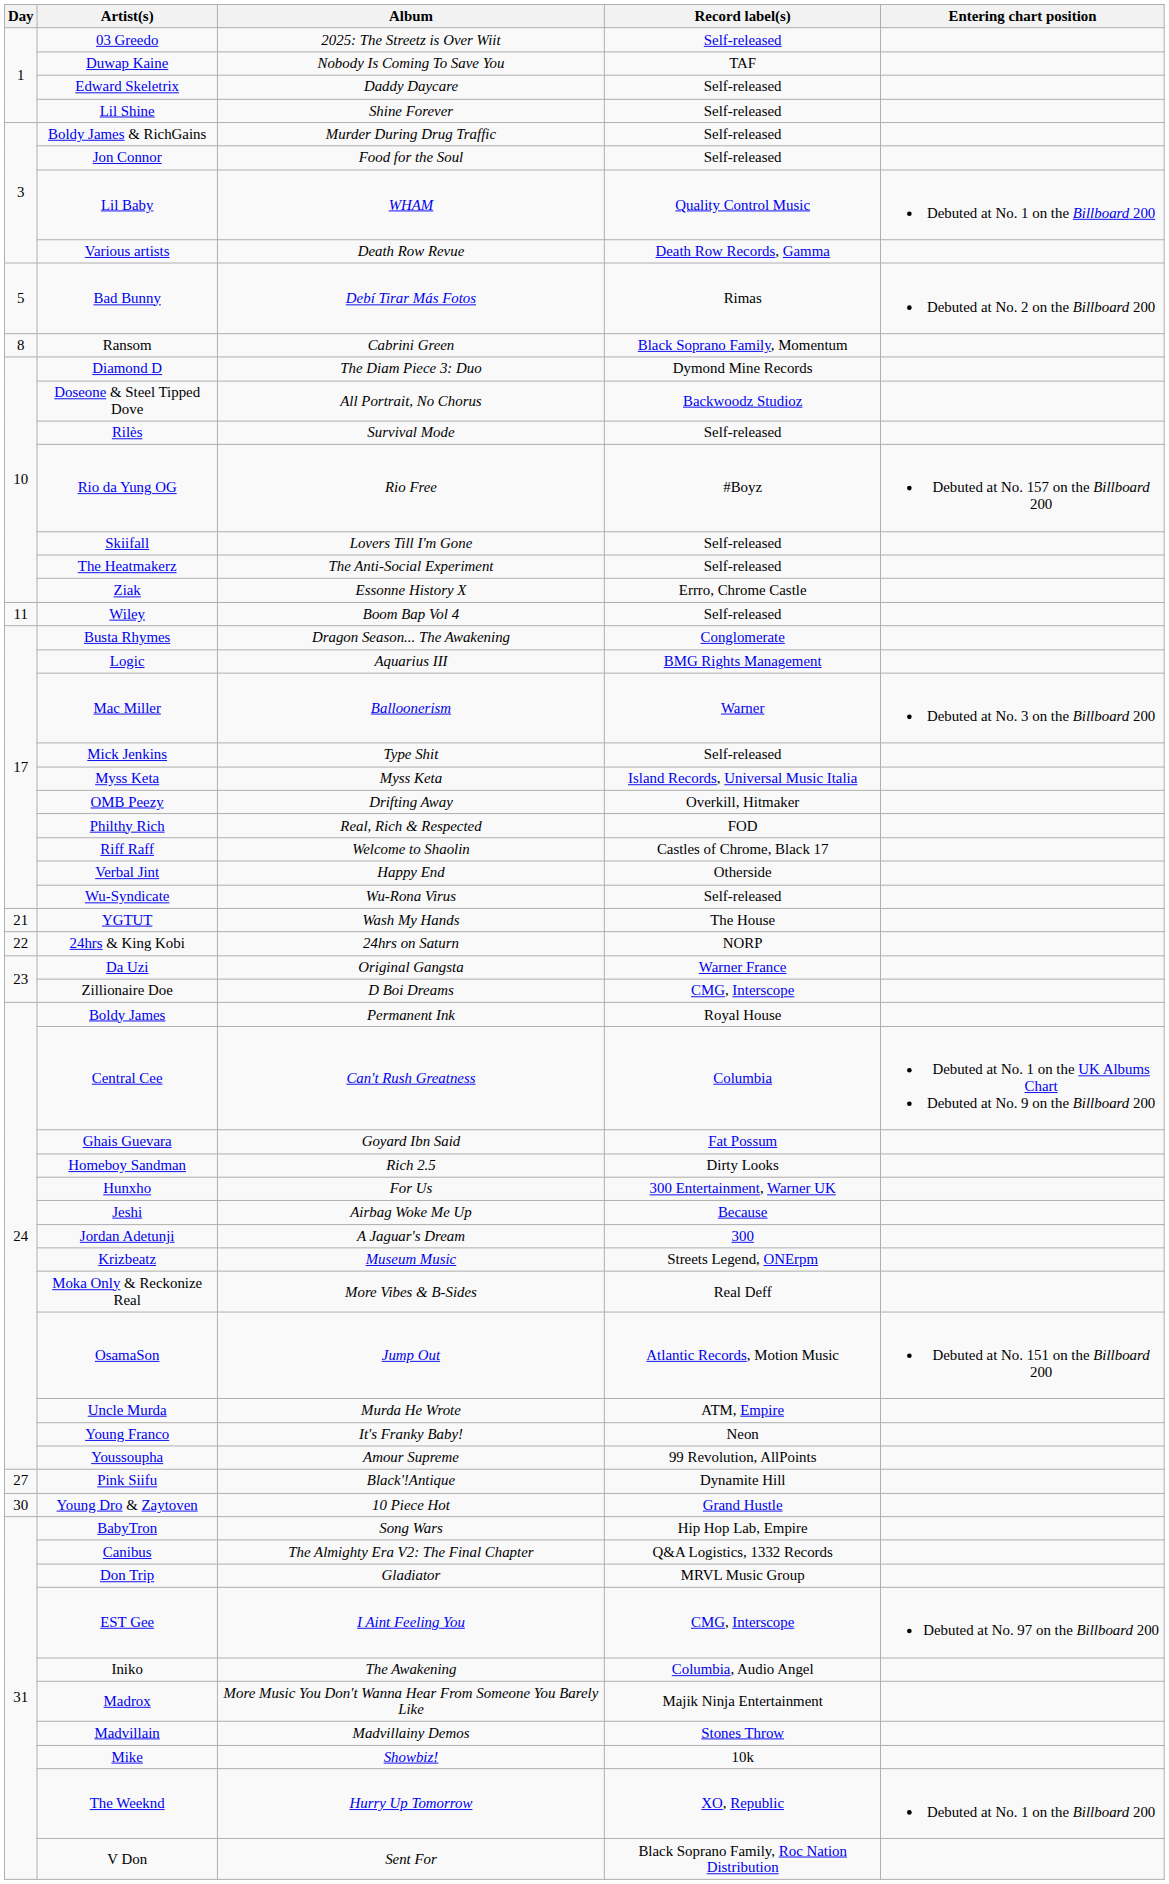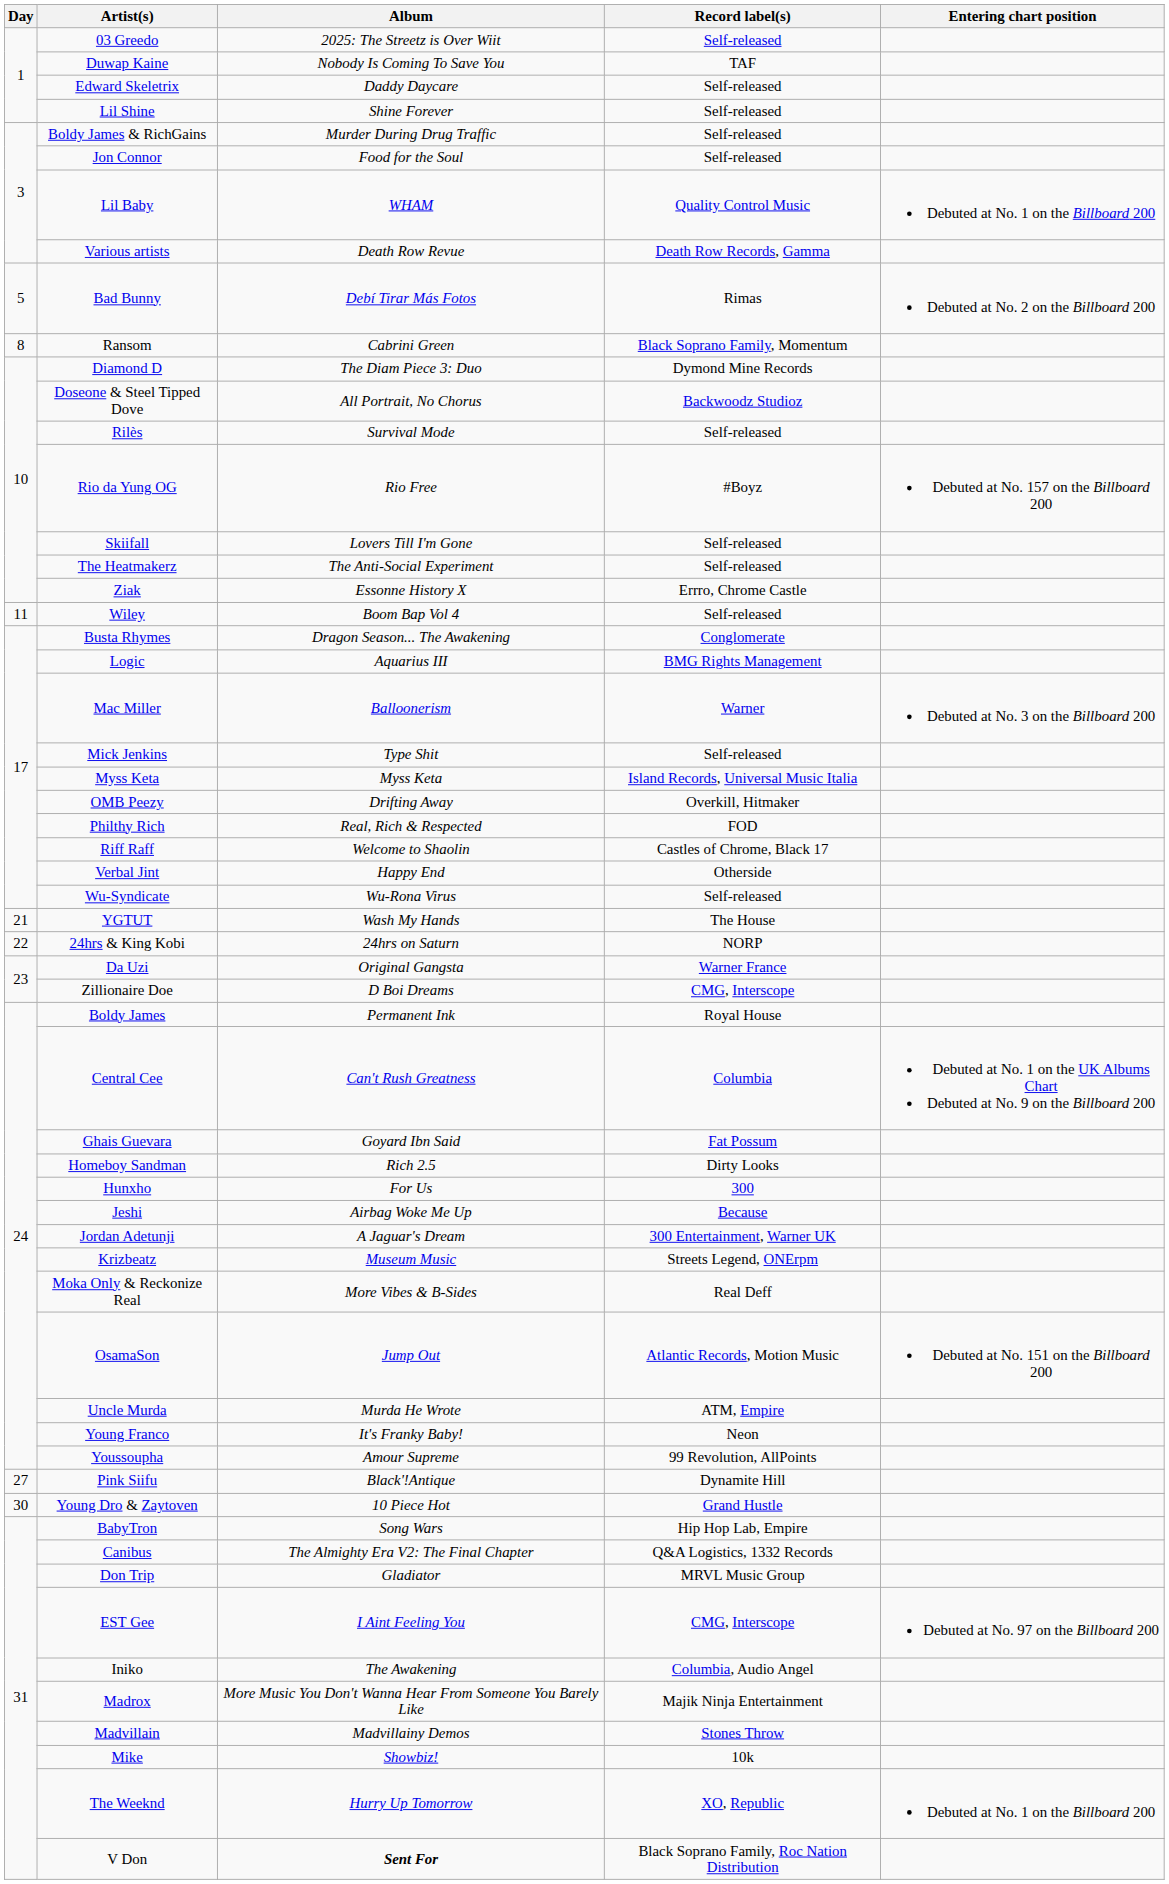(743, 1188) 300 Entertainment, Warner UK -> (743, 1188) 300
(743, 1236) 300 -> (743, 1236) 300 Entertainment, Warner UK
(411, 1858) normal -> (411, 1858) bold
